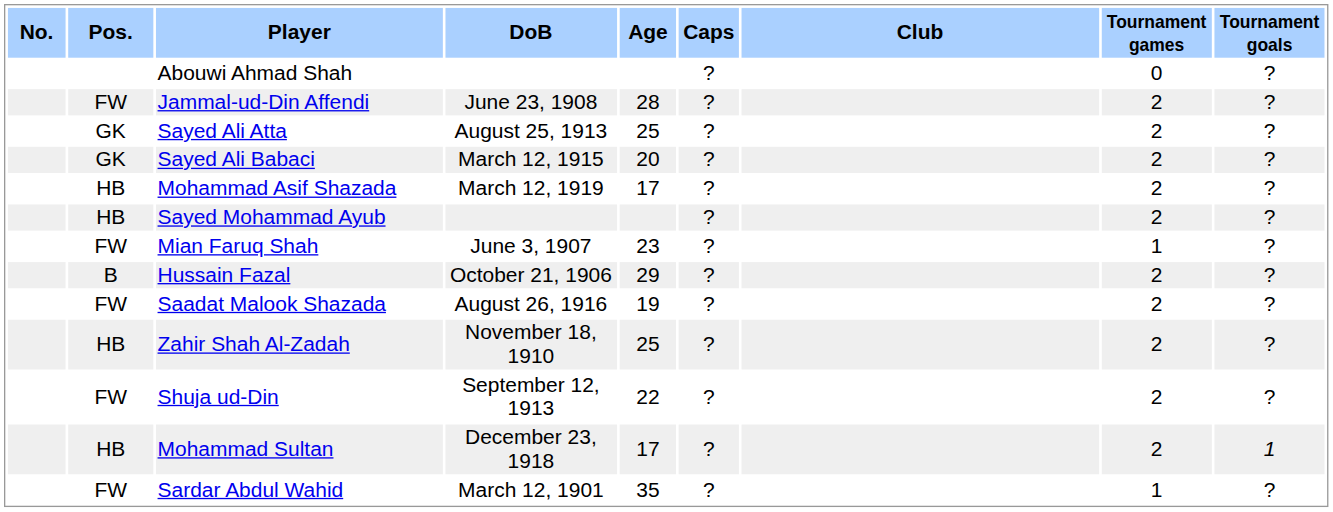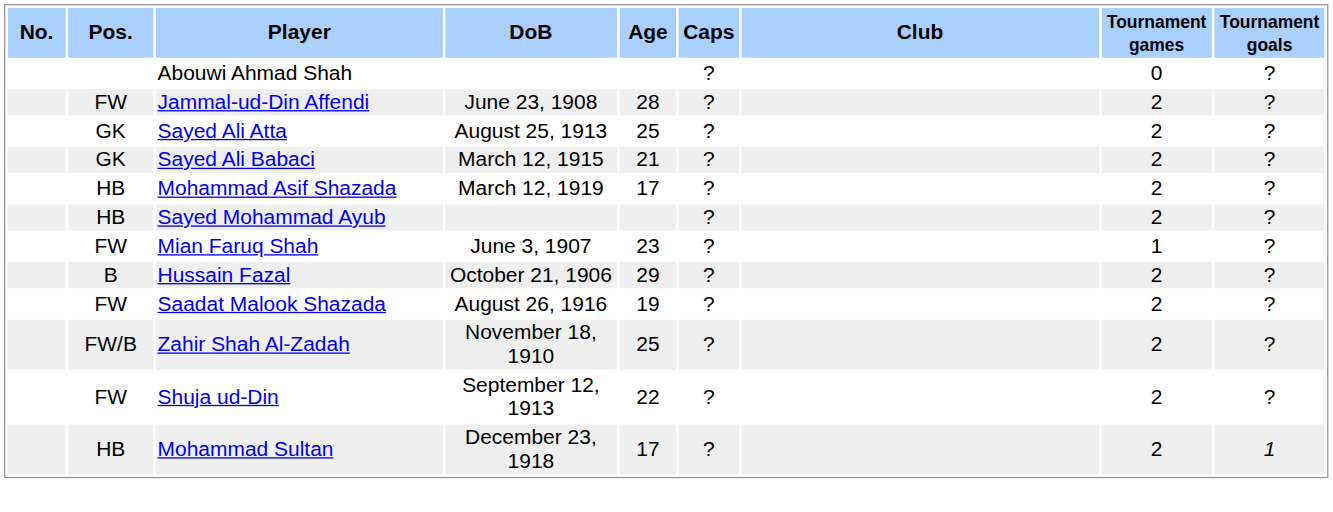(648, 159) 20 -> (648, 159) 21
(111, 344) HB -> (111, 344) FW/B
- row: (250, 489)
